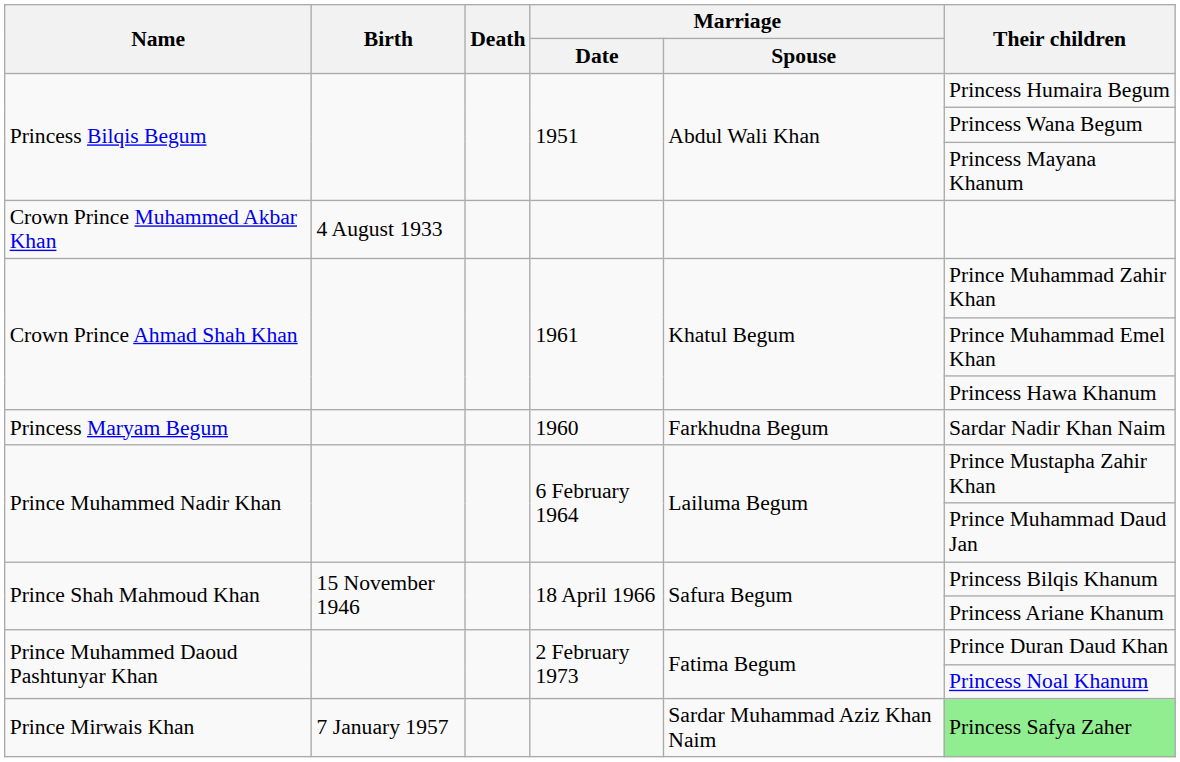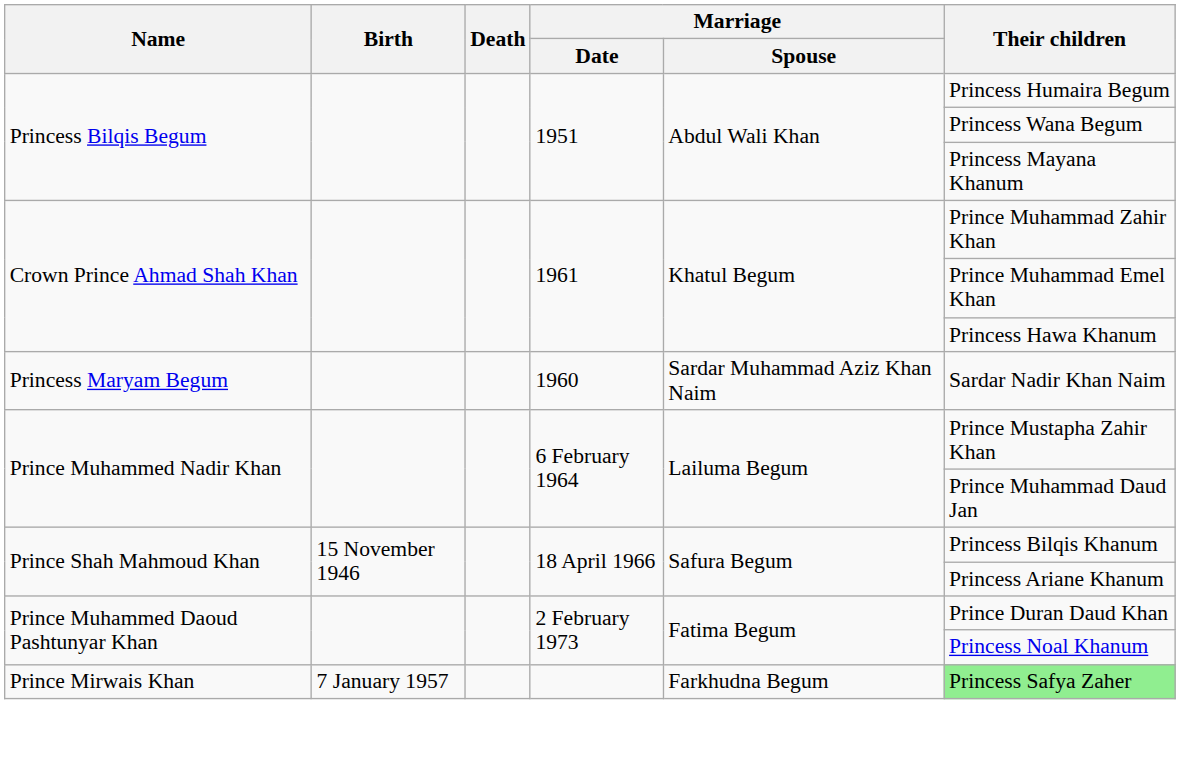- row: (153, 229)
(748, 427) Farkhudna Begum -> (800, 380) Sardar Muhammad Aziz Khan Naim
(800, 727) Sardar Muhammad Aziz Khan Naim -> (748, 681) Farkhudna Begum
